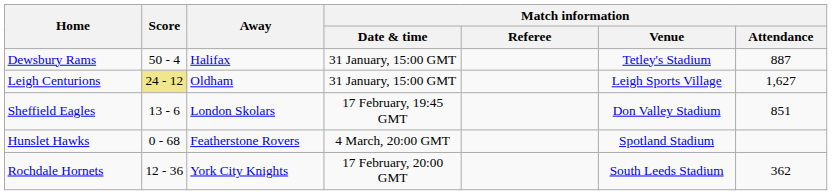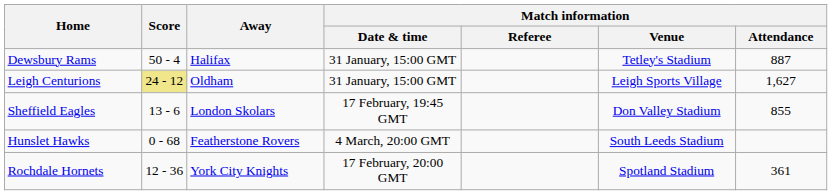(781, 110) 851 -> (781, 110) 855
(667, 140) Spotland Stadium -> (667, 140) South Leeds Stadium
(667, 170) South Leeds Stadium -> (667, 170) Spotland Stadium
(781, 170) 362 -> (781, 170) 361
